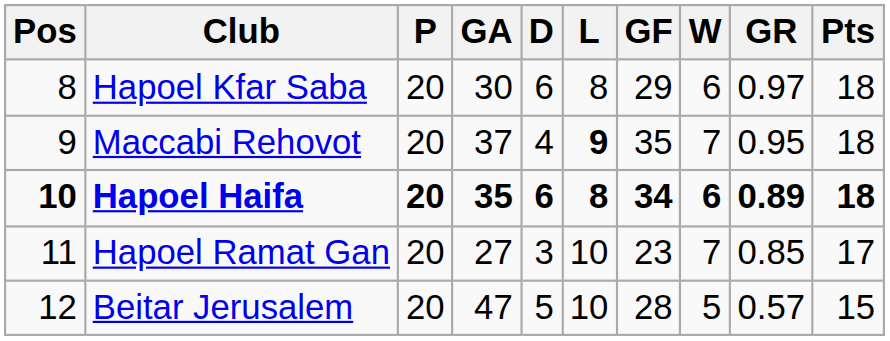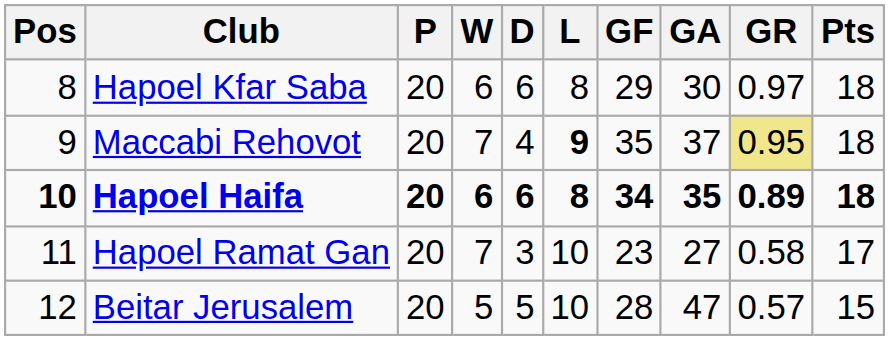columns swapped: (705, 32) <-> (487, 32)
(771, 142) no background -> (771, 142) khaki background
(771, 252) 0.85 -> (771, 252) 0.58
